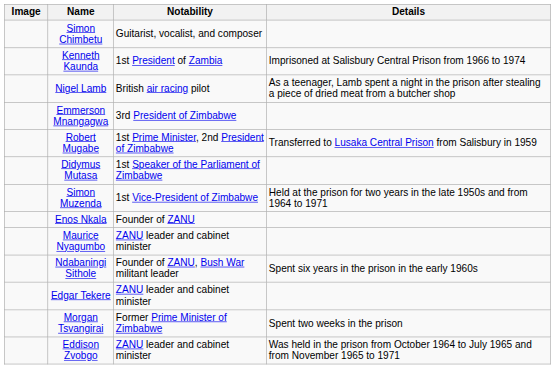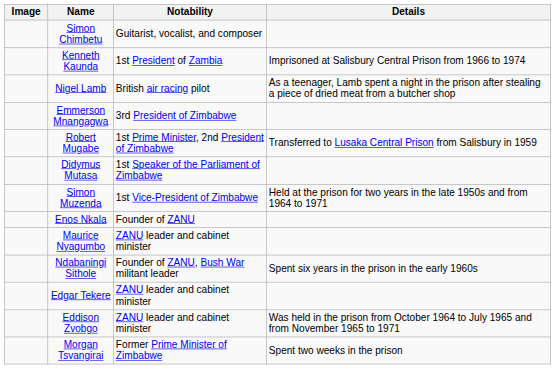rows swapped: (81, 323) <-> (81, 350)
